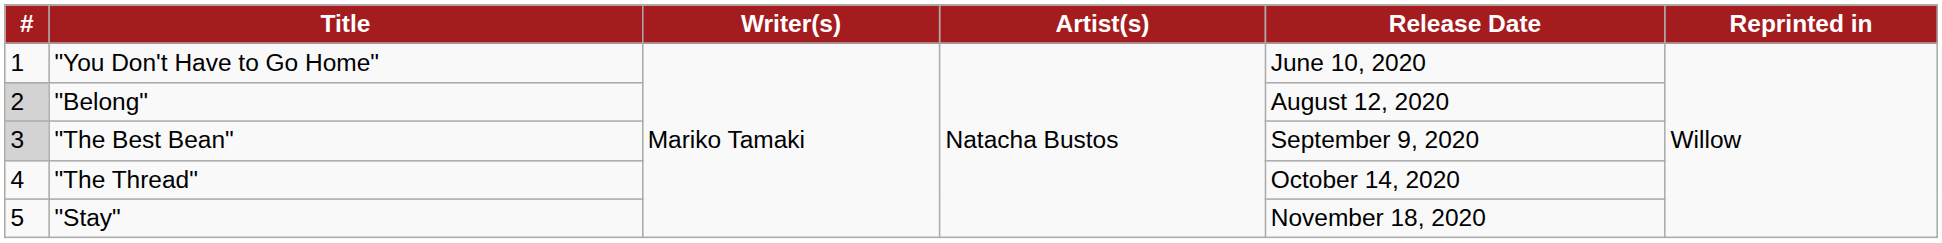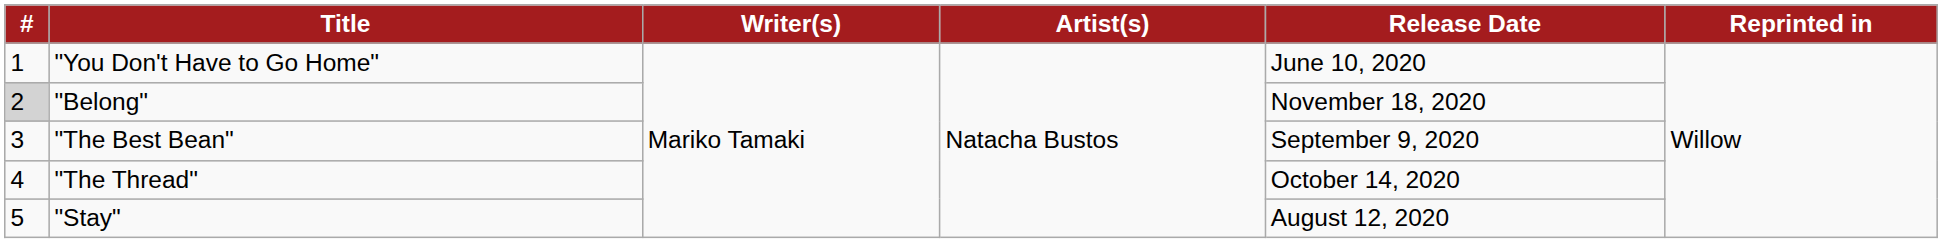(1360, 101) August 12, 2020 -> (1378, 101) November 18, 2020
(17, 140) lightgrey background -> (17, 140) no background
(1378, 218) November 18, 2020 -> (1360, 218) August 12, 2020
